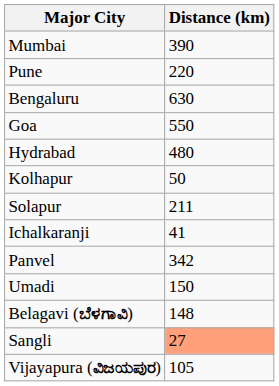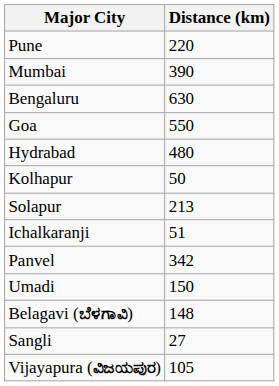rows swapped: (37, 44) <-> (25, 71)
(181, 206) 211 -> (181, 206) 213
(177, 233) 41 -> (177, 233) 51
(177, 340) lightsalmon background -> (177, 340) no background
